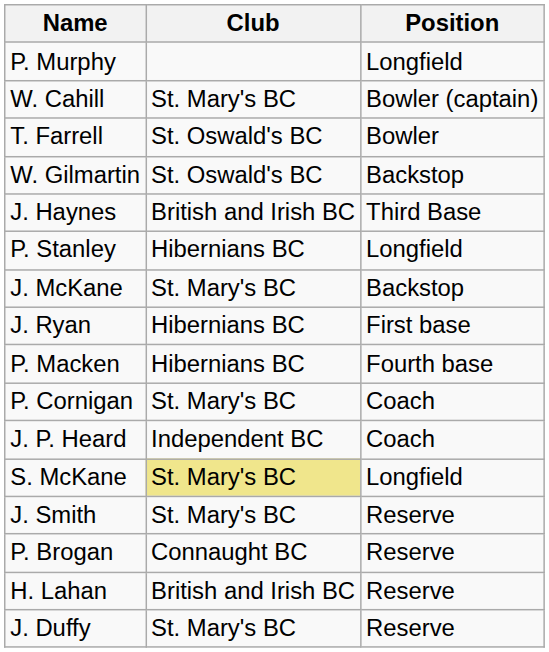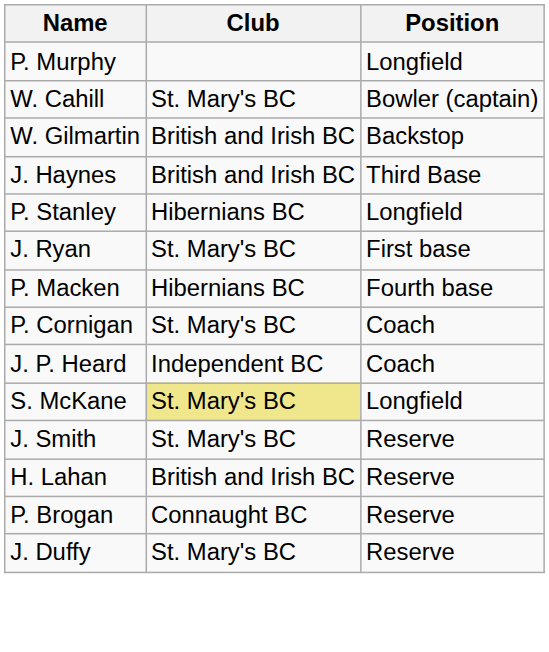- row: (57, 136)
(237, 174) St. Oswald's BC -> (253, 136) British and Irish BC
- row: (67, 288)
(228, 325) Hibernians BC -> (224, 250) St. Mary's BC
rows swapped: (59, 590) <-> (62, 552)
